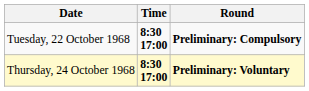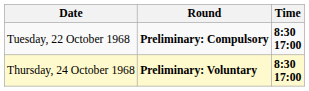columns swapped: (154, 13) <-> (237, 13)
